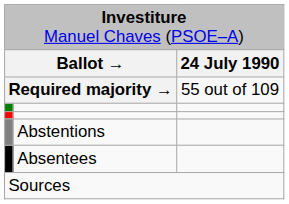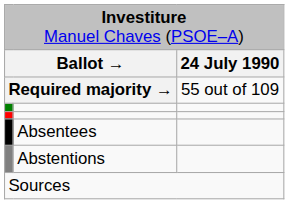rows swapped: (9, 132) <-> (9, 159)
